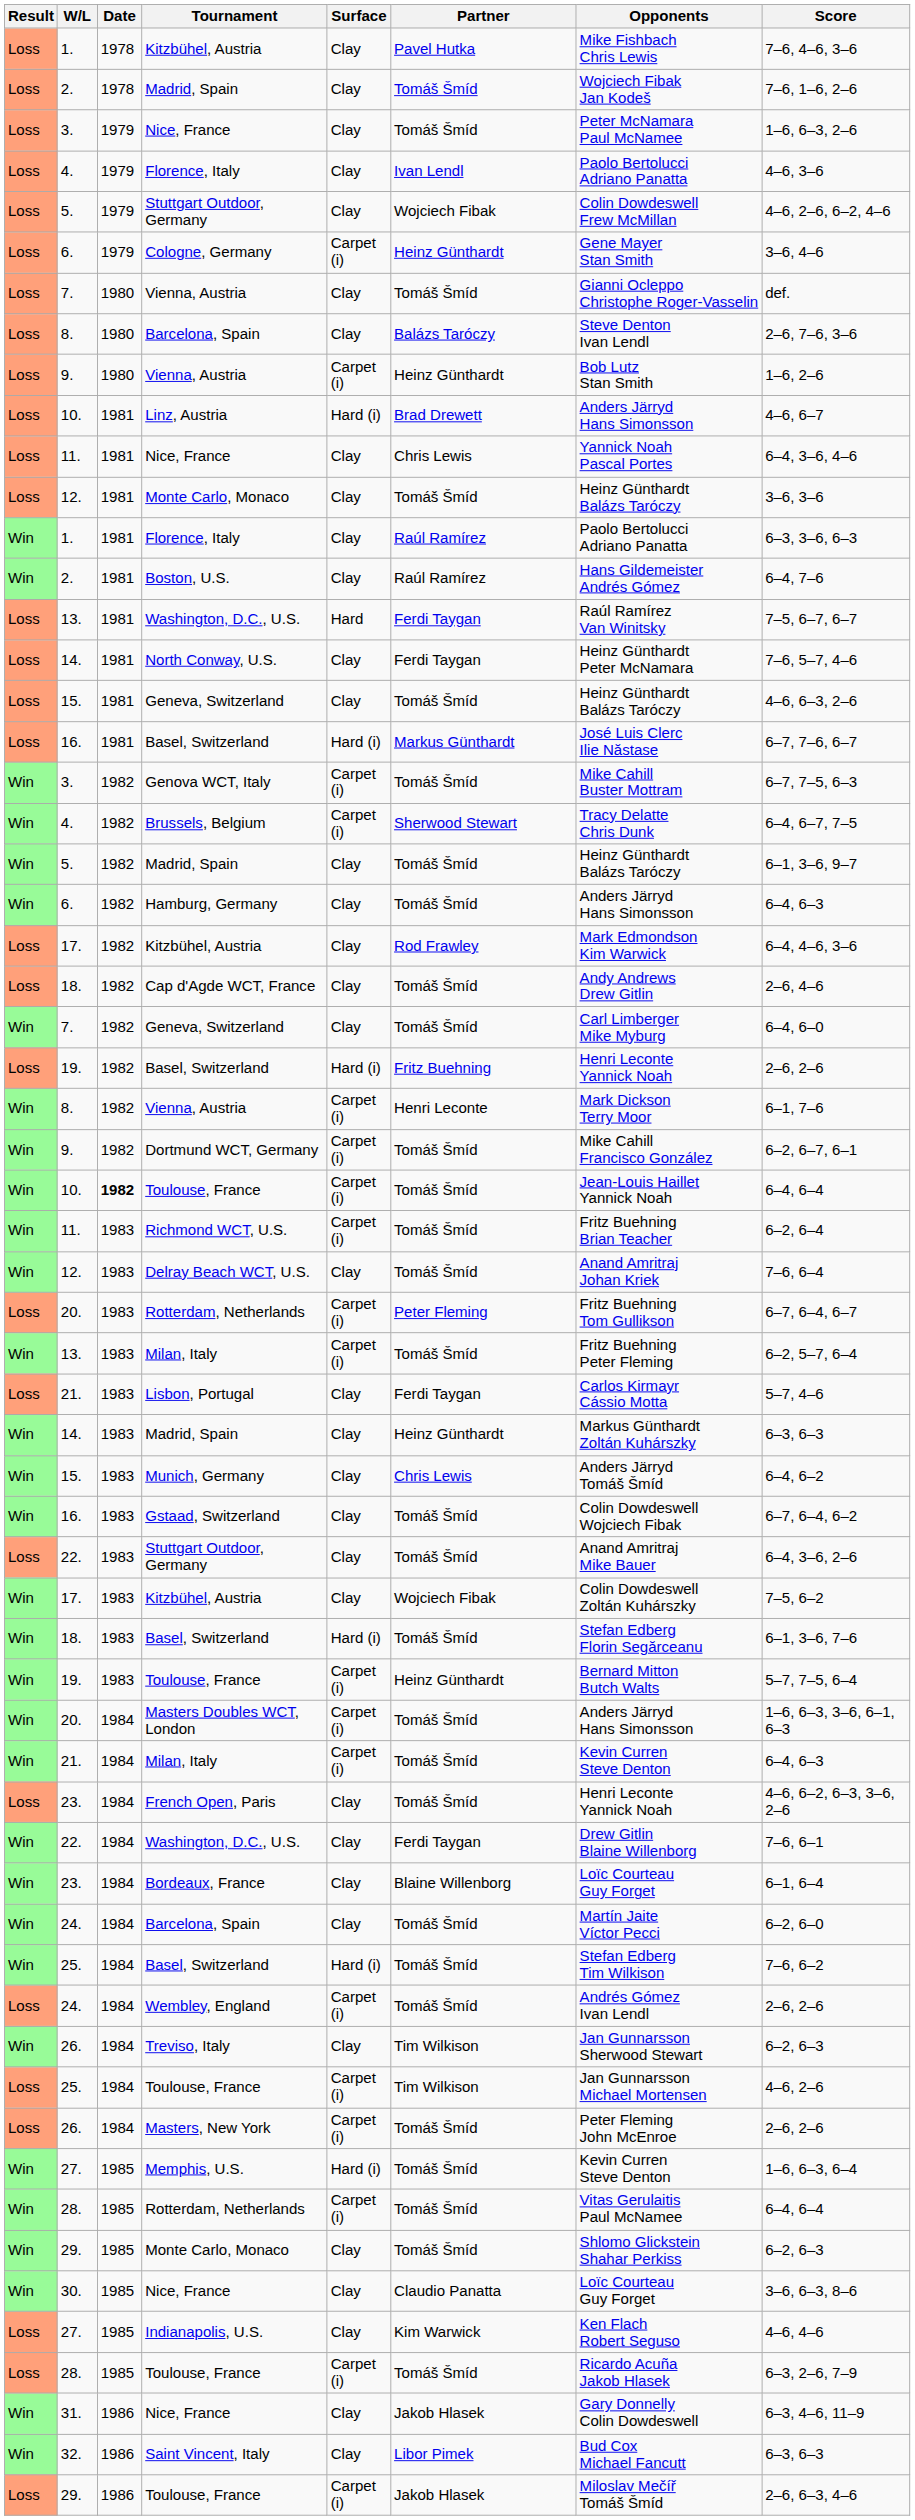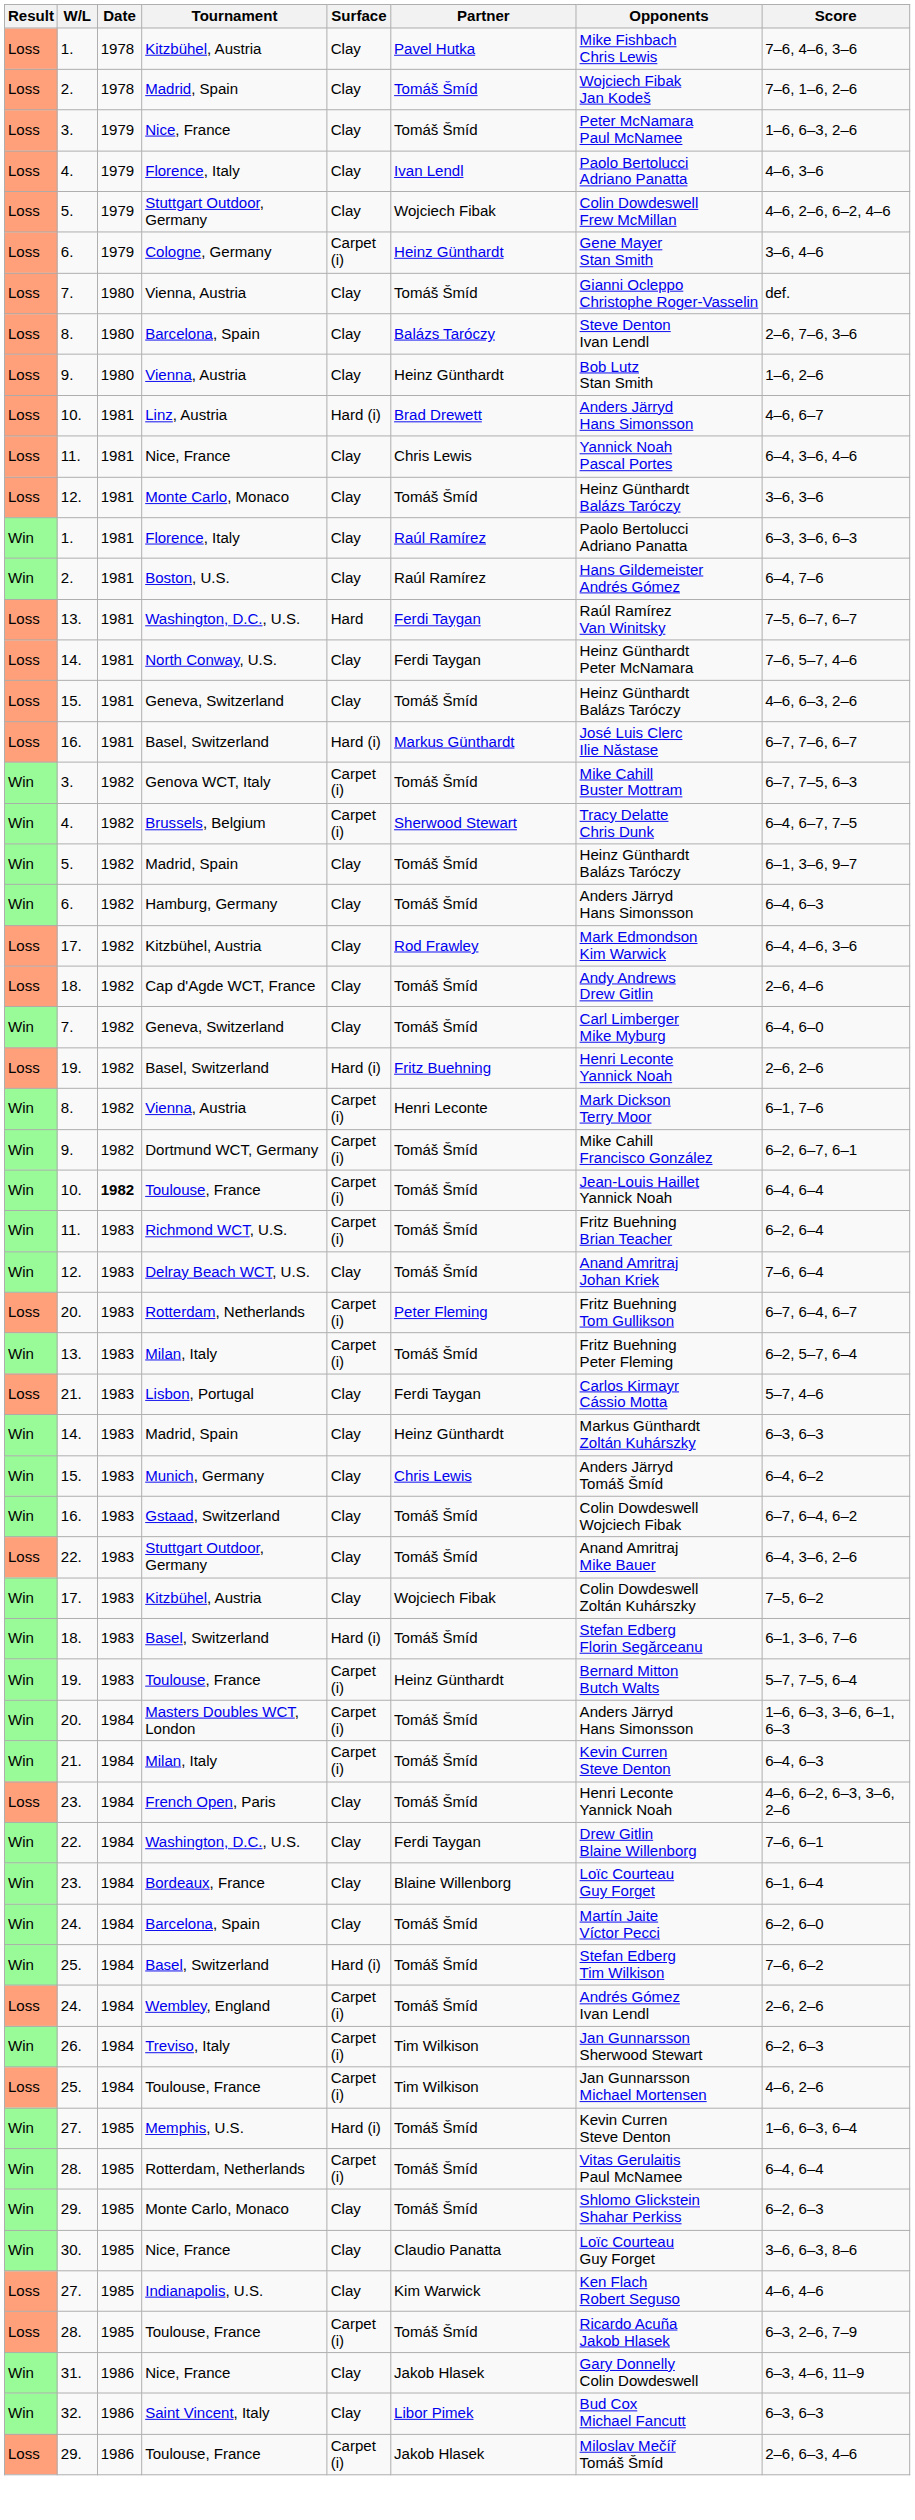(353, 374) Carpet (i) -> (346, 374) Clay
(346, 2046) Clay -> (353, 2046) Carpet (i)
- row: (71, 2128)
